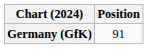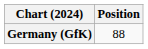(119, 33) 91 -> (119, 33) 88
